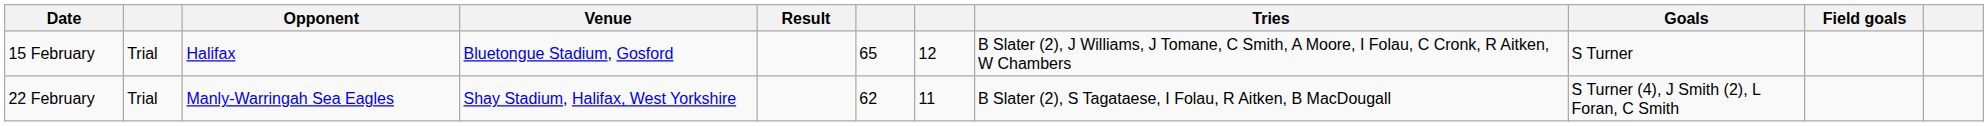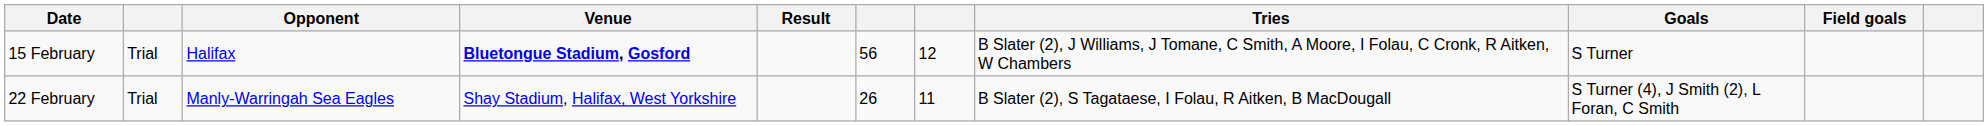(568, 53) normal -> (577, 53) bold
(868, 53) 65 -> (868, 53) 56
(868, 98) 62 -> (868, 98) 26
